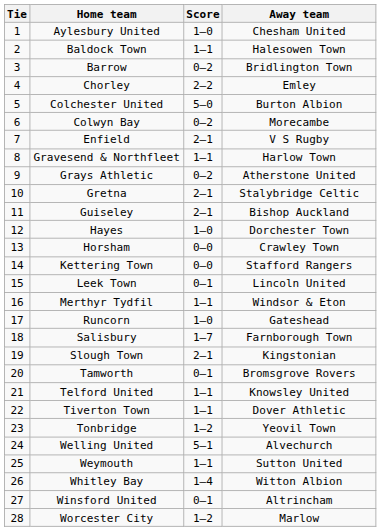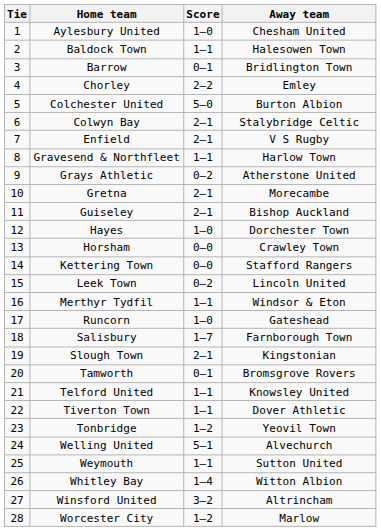(203, 67) 0–2 -> (203, 67) 0–1
(203, 121) 0–2 -> (203, 121) 2–1
(299, 121) Morecambe -> (299, 121) Stalybridge Celtic
(299, 194) Stalybridge Celtic -> (299, 194) Morecambe
(203, 284) 0–1 -> (203, 284) 0–2
(203, 500) 0–1 -> (203, 500) 3–2
